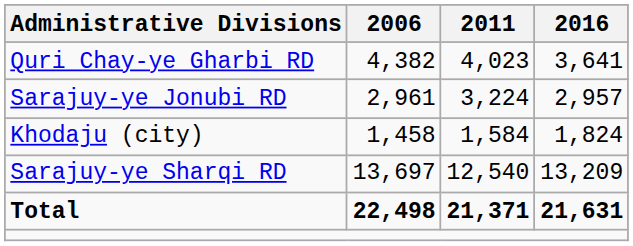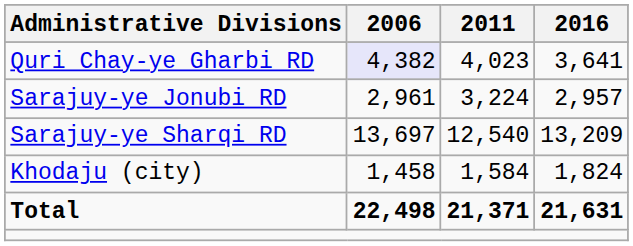(401, 61) no background -> (401, 61) lavender background
rows swapped: (148, 174) <-> (107, 136)
